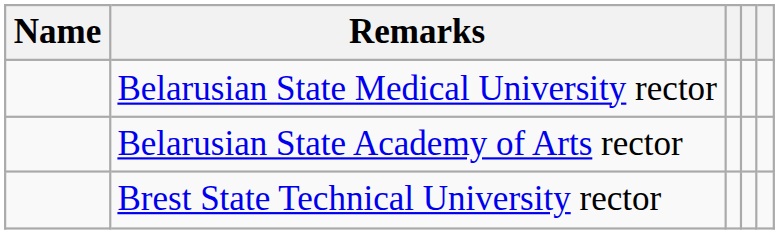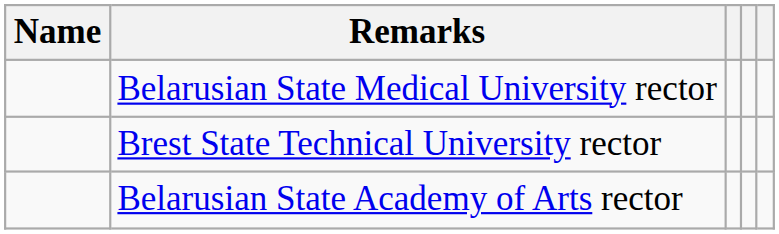rows swapped: (400, 143) <-> (389, 198)
